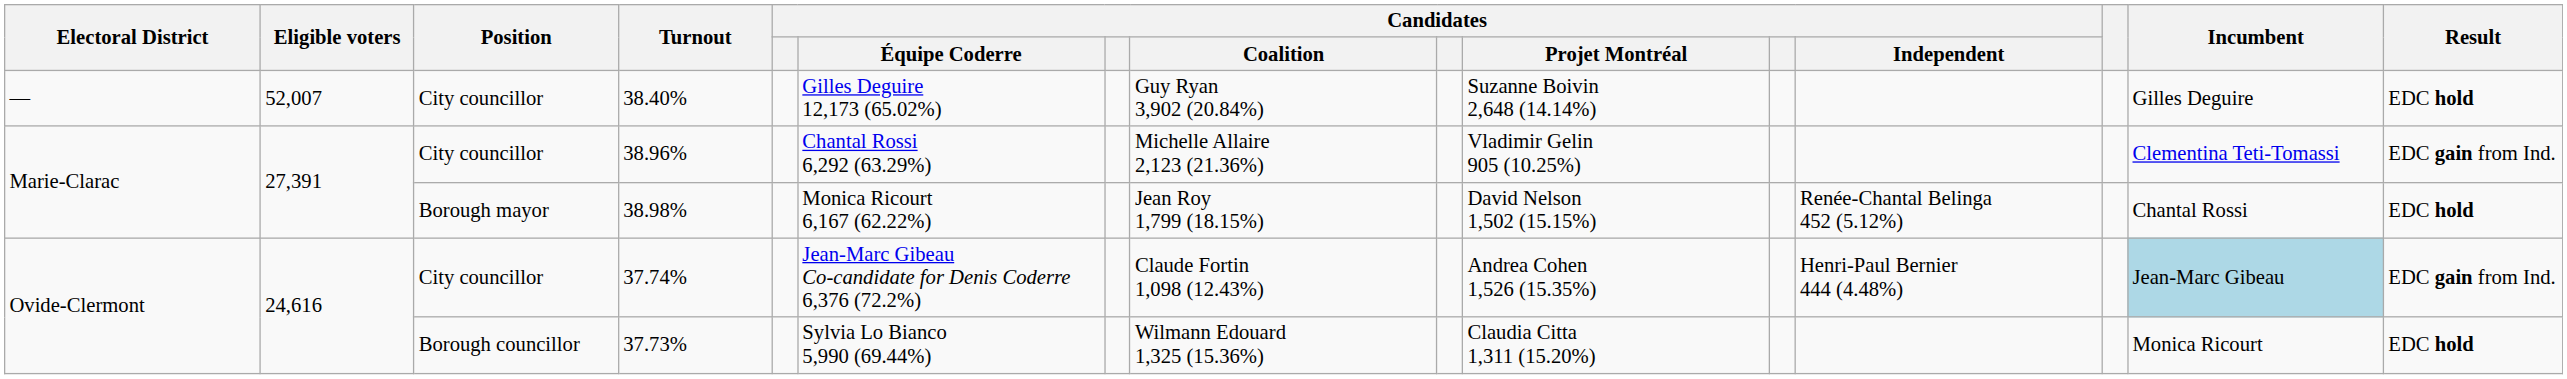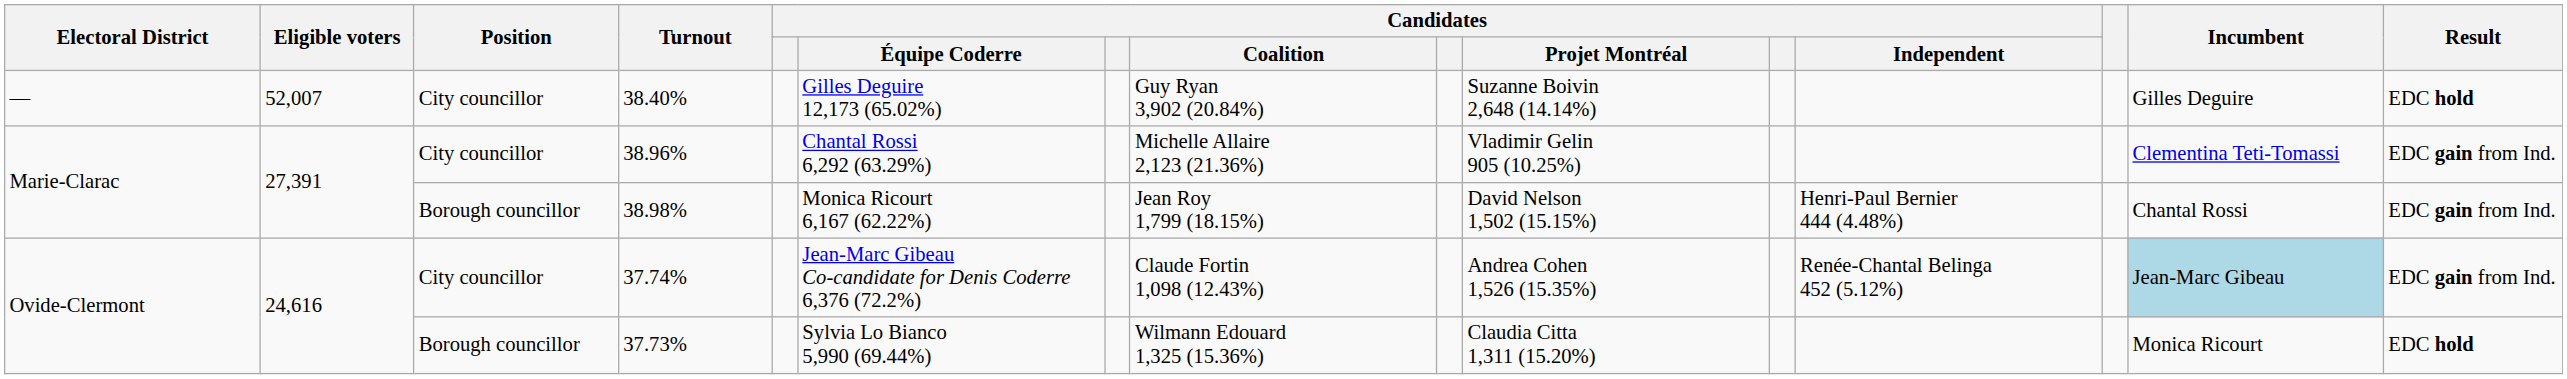(484, 209) Borough mayor -> (499, 209) Borough councillor
(1896, 209) Renée-Chantal Belinga 452 (5.12%) -> (1879, 209) Henri-Paul Bernier 444 (4.48%)
(2431, 209) EDC hold -> (2472, 209) EDC gain from Ind.
(1879, 277) Henri-Paul Bernier 444 (4.48%) -> (1896, 277) Renée-Chantal Belinga 452 (5.12%)
